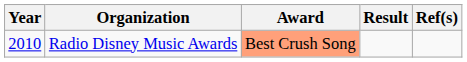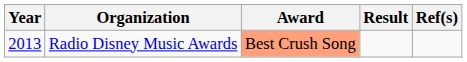(25, 43) 2010 -> (25, 43) 2013
